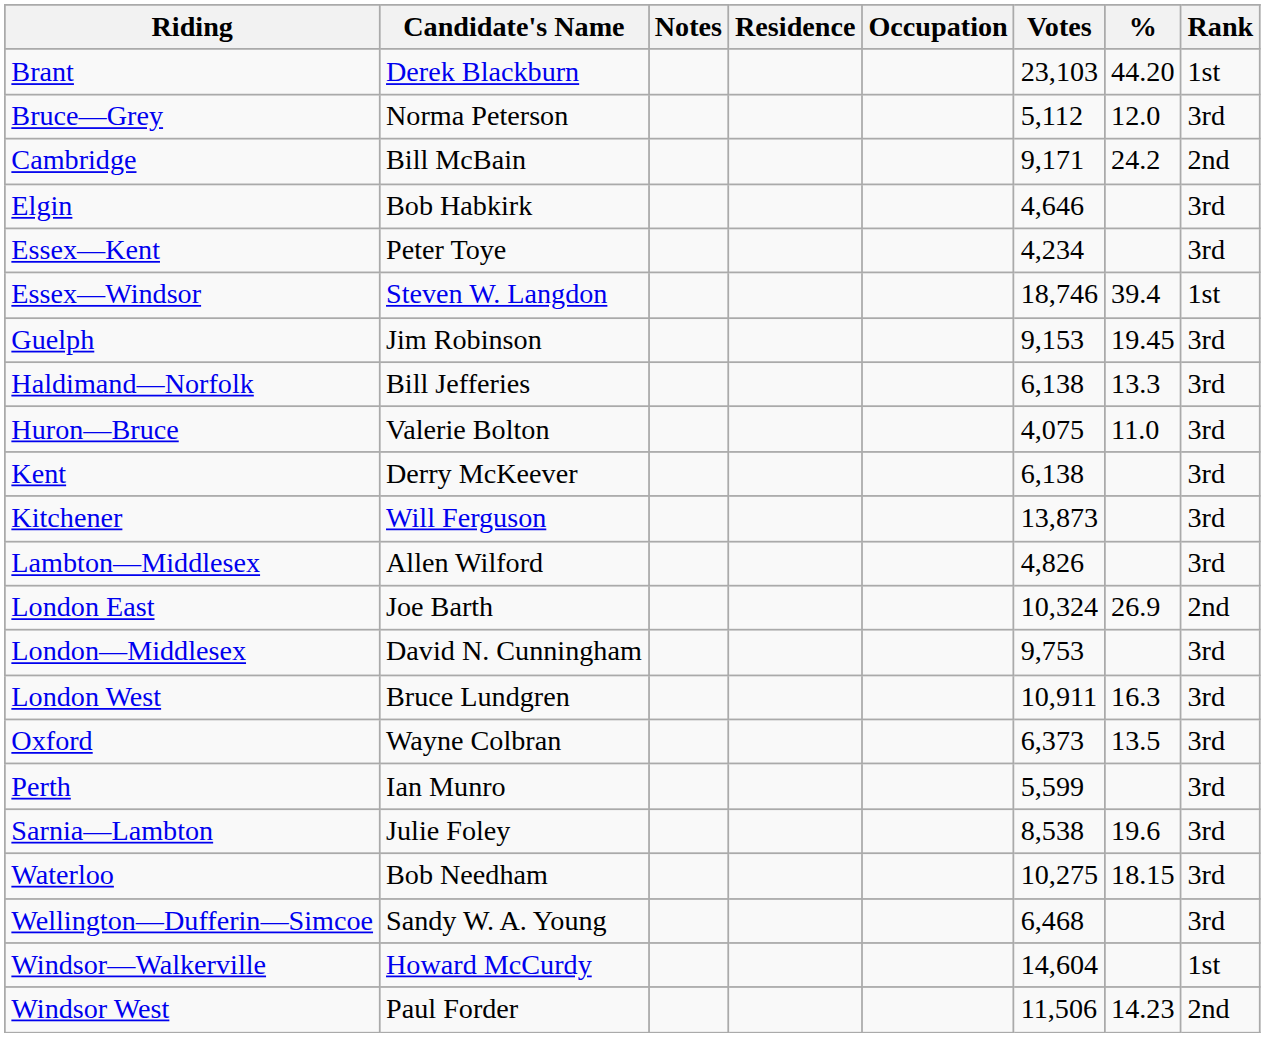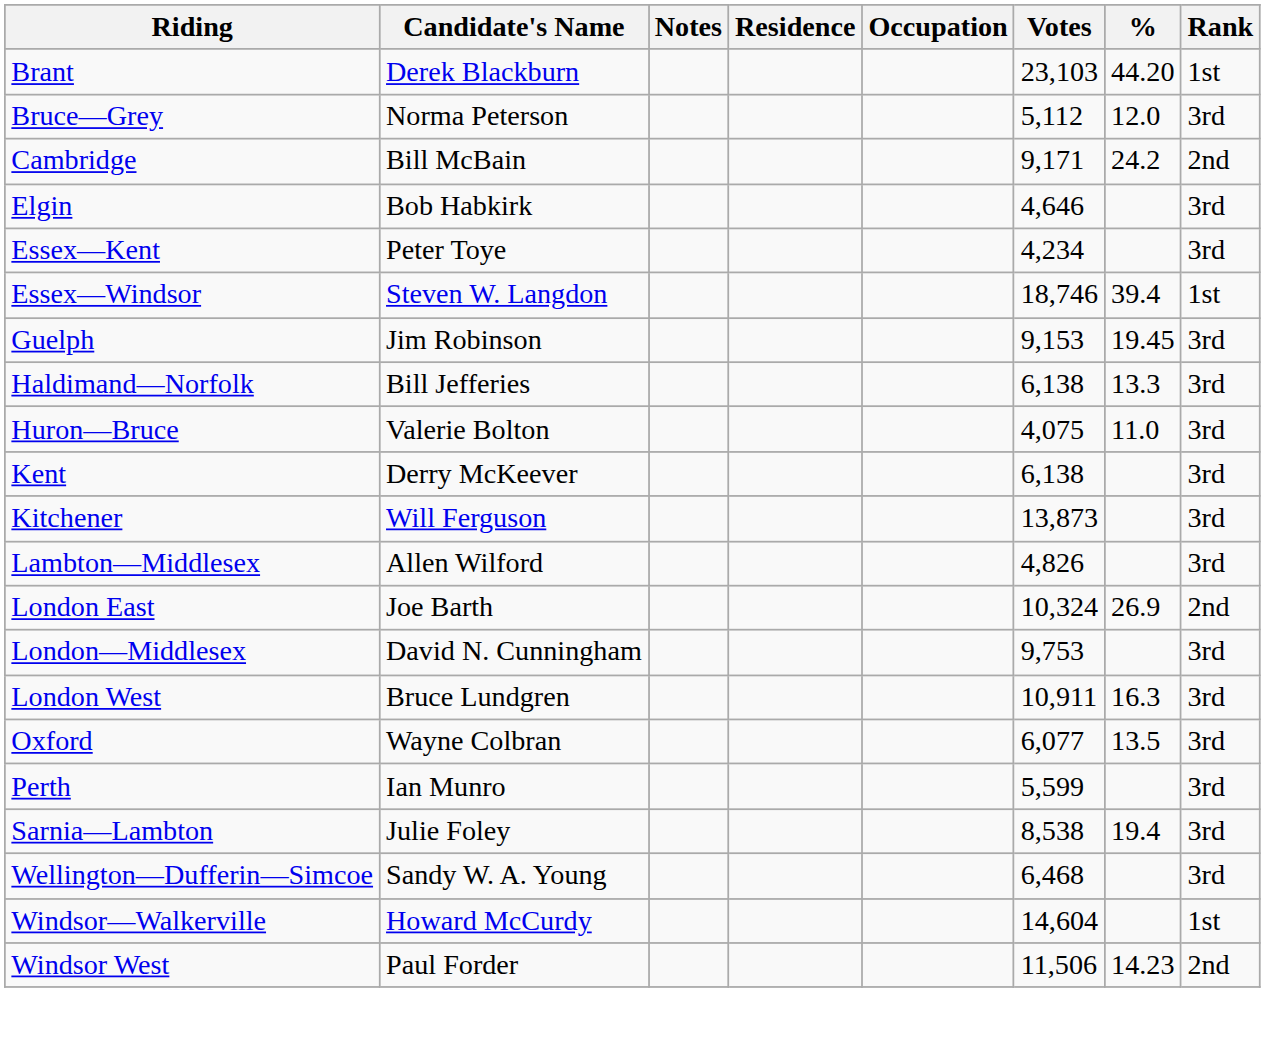(1052, 741) 6,373 -> (1052, 741) 6,077
(1136, 830) 19.6 -> (1136, 830) 19.4
- row: (63, 875)
